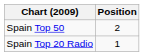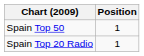(117, 28) 2 -> (117, 28) 1
